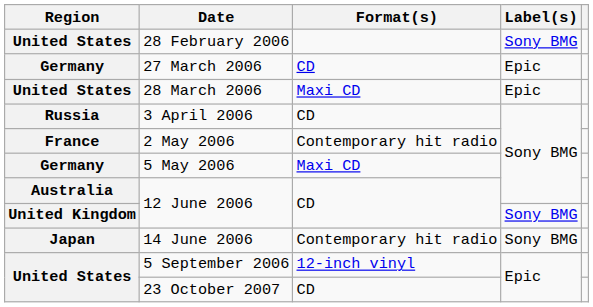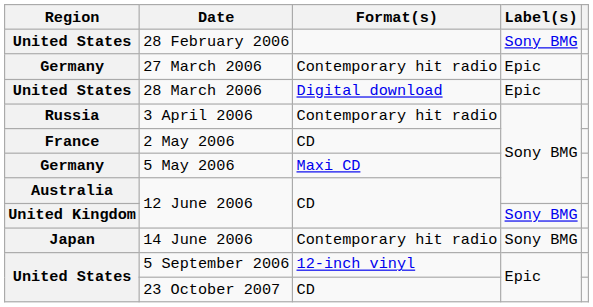(306, 67) CD -> (397, 67) Contemporary hit radio
(328, 91) Maxi CD -> (370, 91) Digital download
(306, 116) CD -> (397, 116) Contemporary hit radio
(397, 141) Contemporary hit radio -> (306, 141) CD
